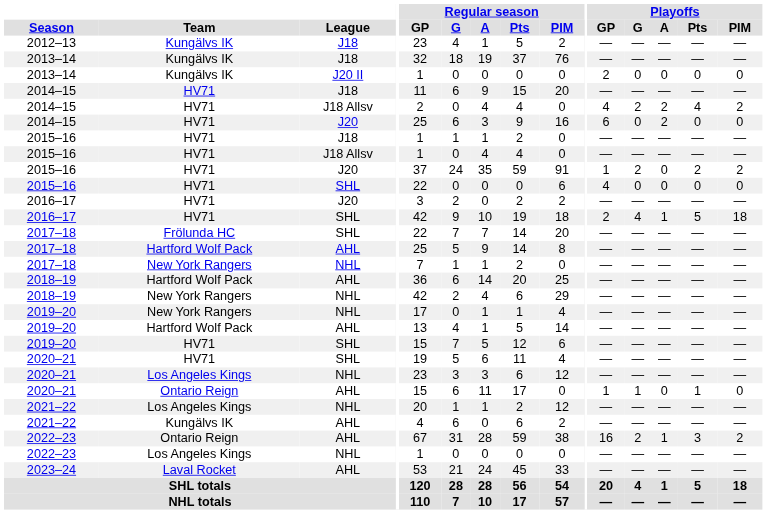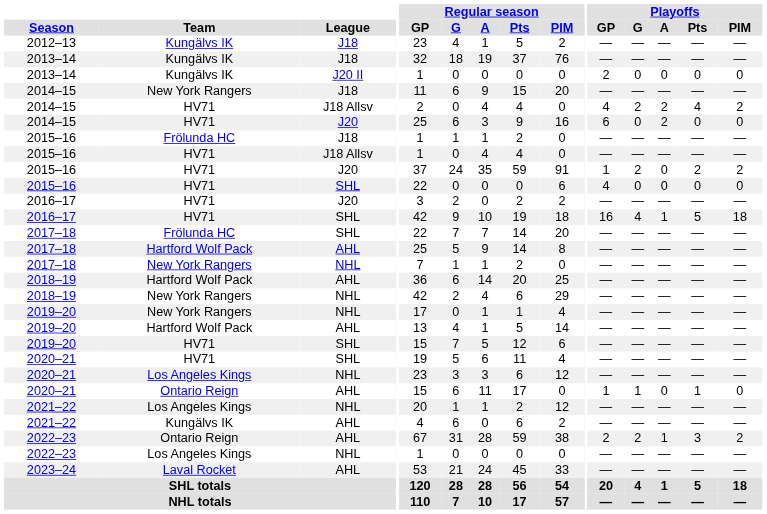(199, 91) HV71 -> (199, 91) New York Rangers
(199, 138) HV71 -> (199, 138) Frölunda HC
(606, 217) 2 -> (606, 217) 16
(606, 438) 16 -> (606, 438) 2
